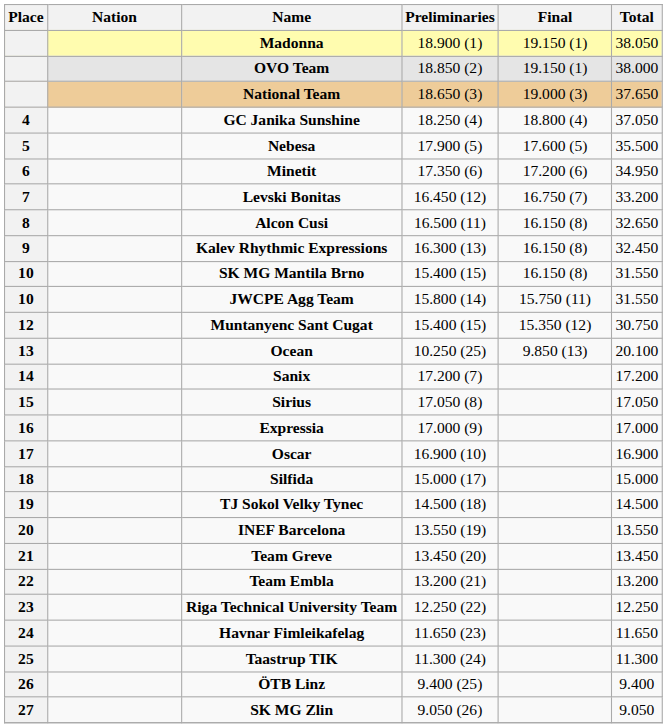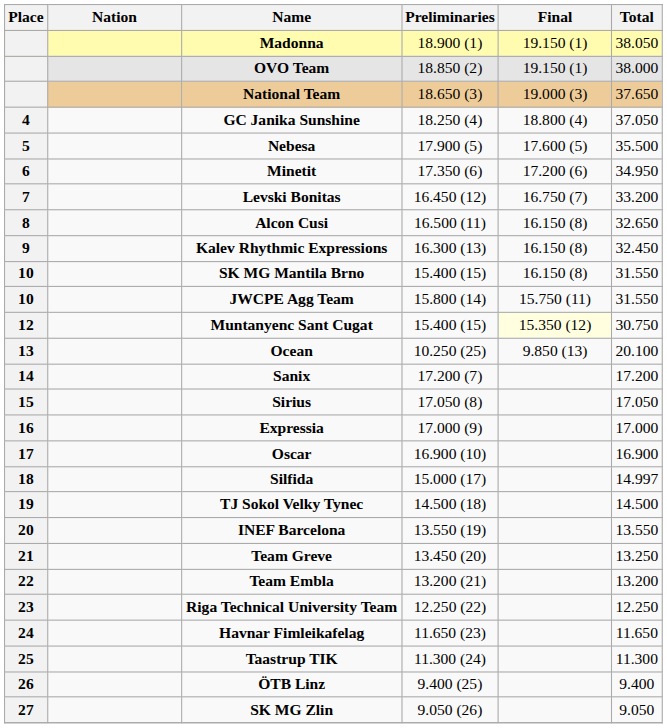(555, 325) no background -> (555, 325) lightyellow background
(637, 479) 15.000 -> (637, 479) 14.997
(637, 556) 13.450 -> (637, 556) 13.250
